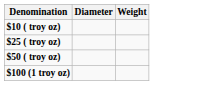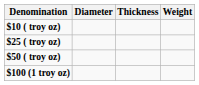+ column: (138, 12)
